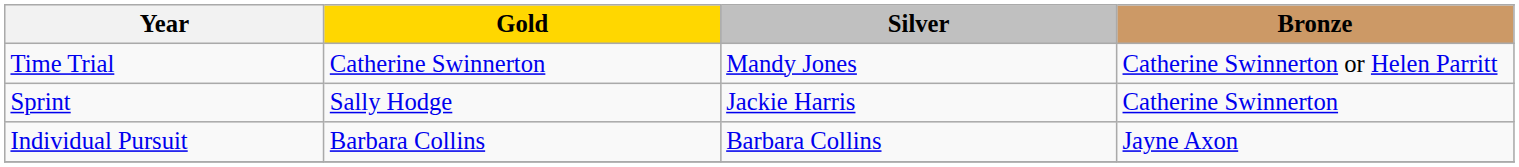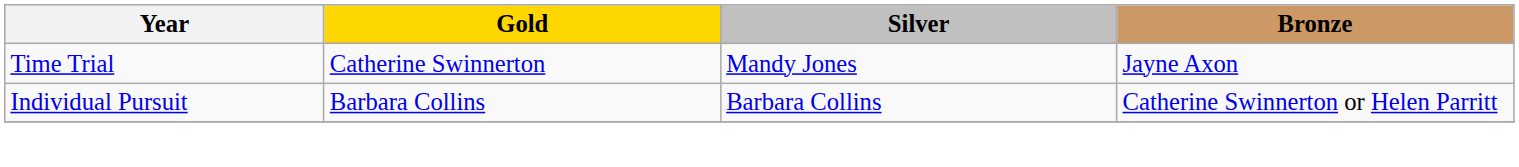(1310, 63) Catherine Swinnerton or Helen Parritt -> (1180, 63) Jayne Axon
- row: (41, 102)
(1180, 141) Jayne Axon -> (1310, 102) Catherine Swinnerton or Helen Parritt
